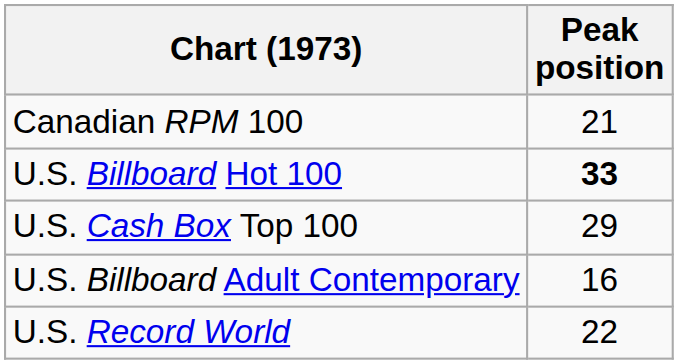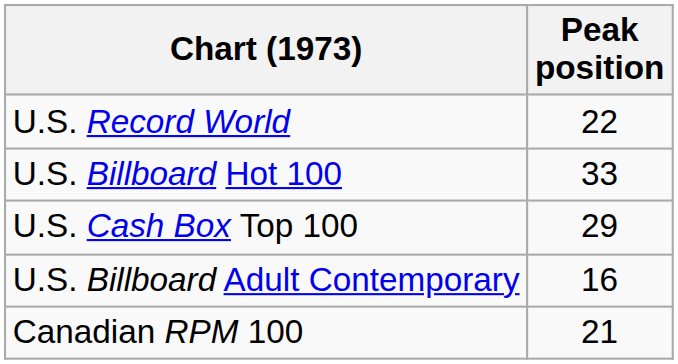rows swapped: (158, 121) <-> (151, 332)
(600, 173) bold -> (600, 173) normal
